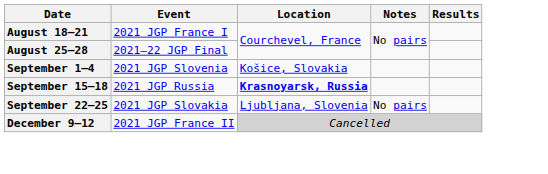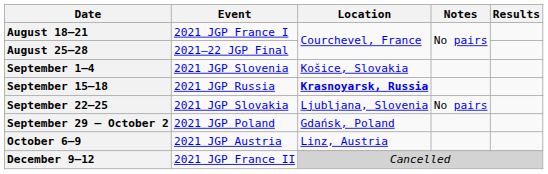+ row: (88, 123)
+ row: (44, 141)
